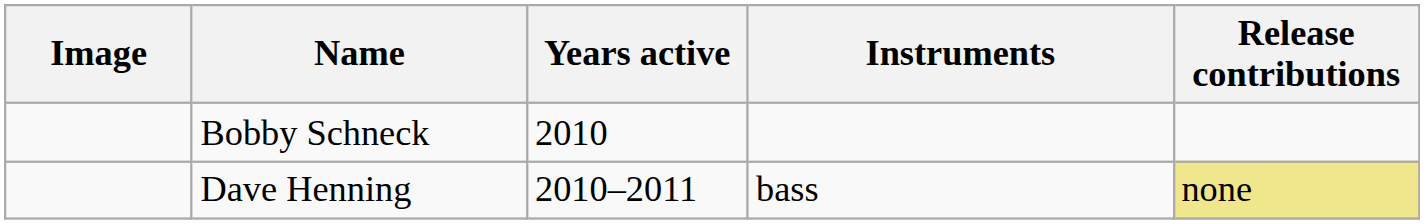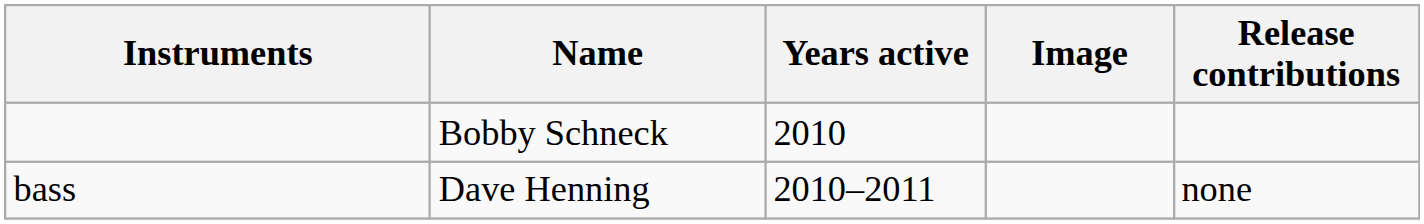columns swapped: (99, 53) <-> (960, 53)
(1217, 189) khaki background -> (1217, 189) no background
